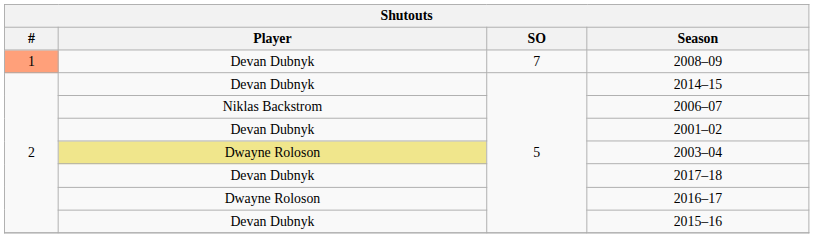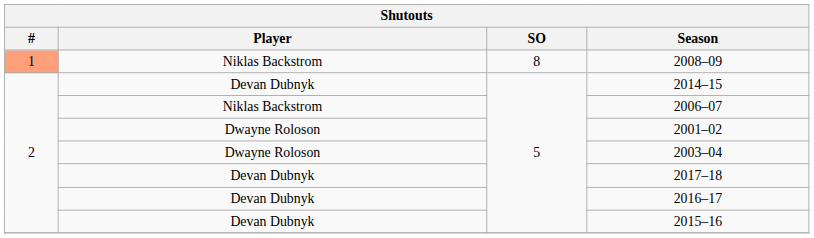(272, 61) Devan Dubnyk -> (272, 61) Niklas Backstrom
(537, 61) 7 -> (537, 61) 8
(272, 130) Devan Dubnyk -> (272, 130) Dwayne Roloson
(272, 152) khaki background -> (272, 152) no background
(272, 198) Dwayne Roloson -> (272, 198) Devan Dubnyk
